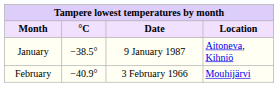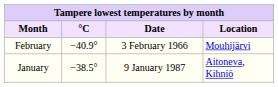rows swapped: (33, 51) <-> (33, 74)
